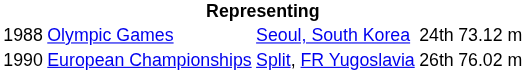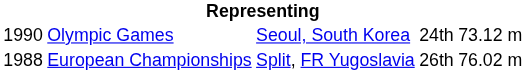(23, 35) 1988 -> (23, 35) 1990
(23, 60) 1990 -> (23, 60) 1988
